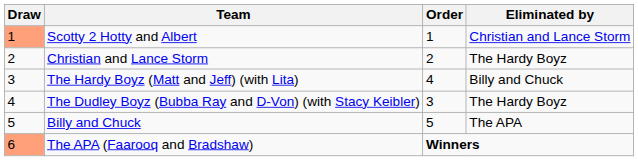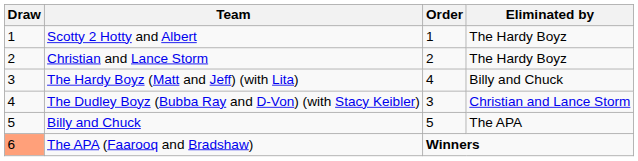(11, 36) lightsalmon background -> (11, 36) no background
(550, 36) Christian and Lance Storm -> (518, 36) The Hardy Boyz
(518, 101) The Hardy Boyz -> (550, 101) Christian and Lance Storm
